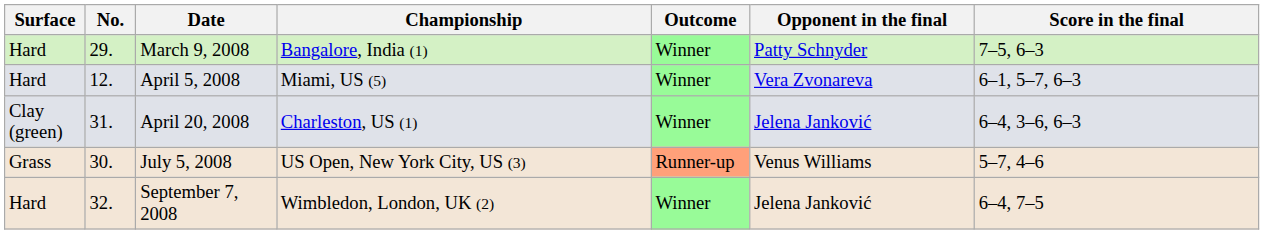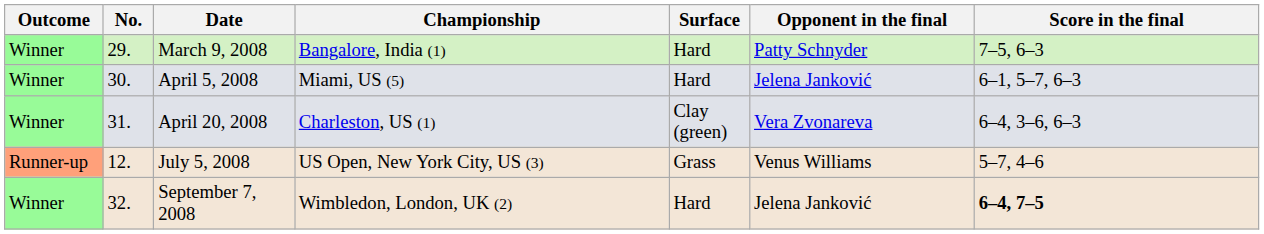columns swapped: (700, 19) <-> (45, 19)
(101, 79) 12. -> (119, 79) 30.
(813, 79) Vera Zvonareva -> (813, 79) Jelena Janković
(813, 120) Jelena Janković -> (813, 120) Vera Zvonareva
(101, 161) 30. -> (119, 161) 12.
(1011, 202) normal -> (1011, 202) bold
